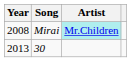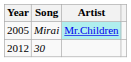(18, 30) 2008 -> (18, 30) 2005
(18, 48) 2013 -> (18, 48) 2012
